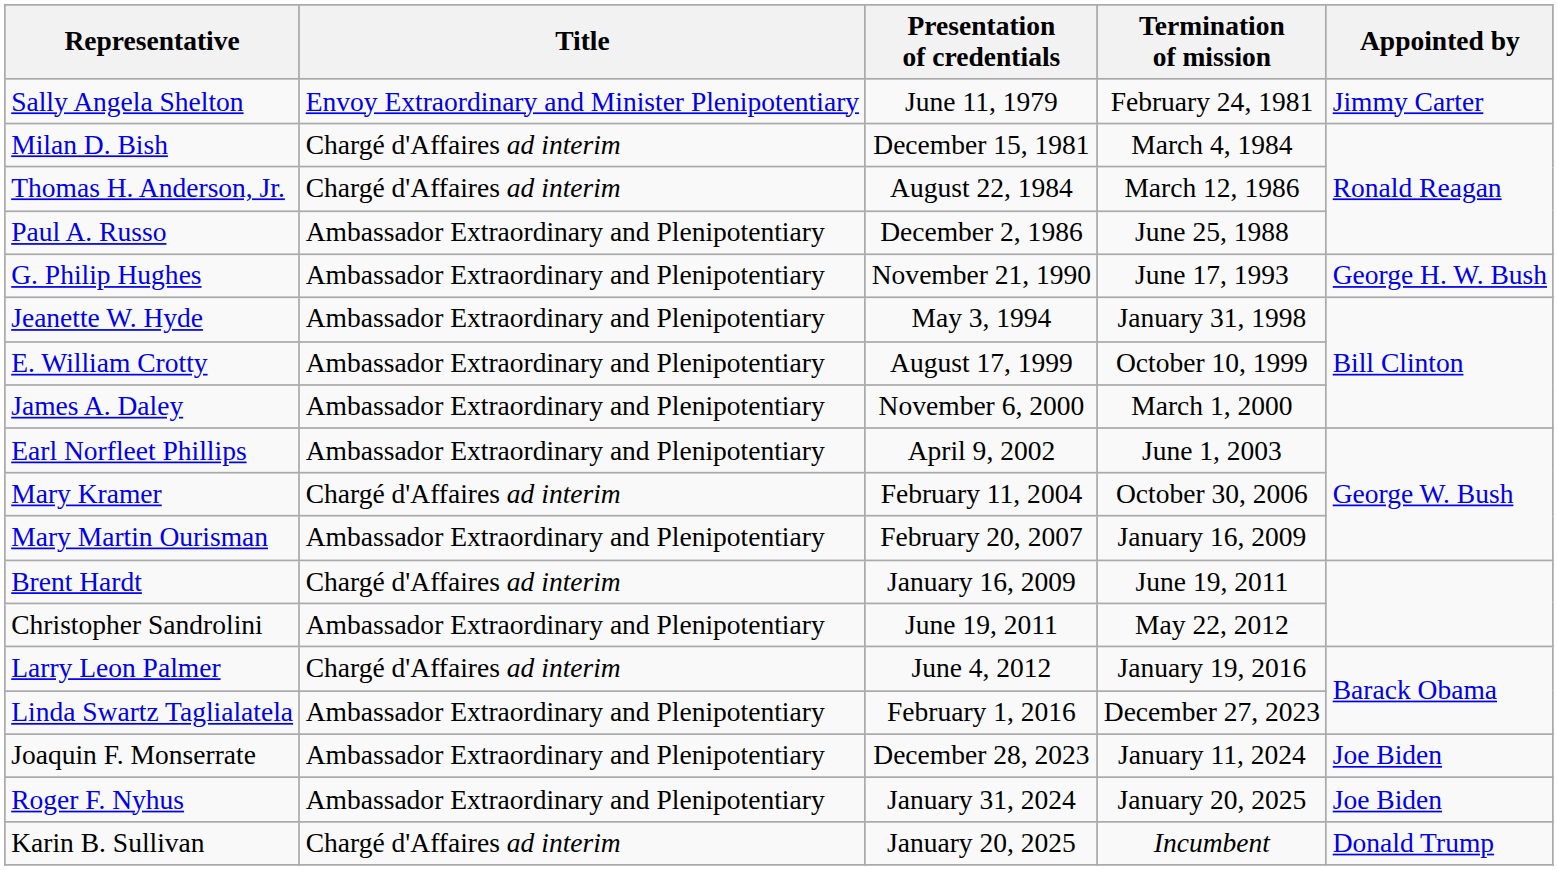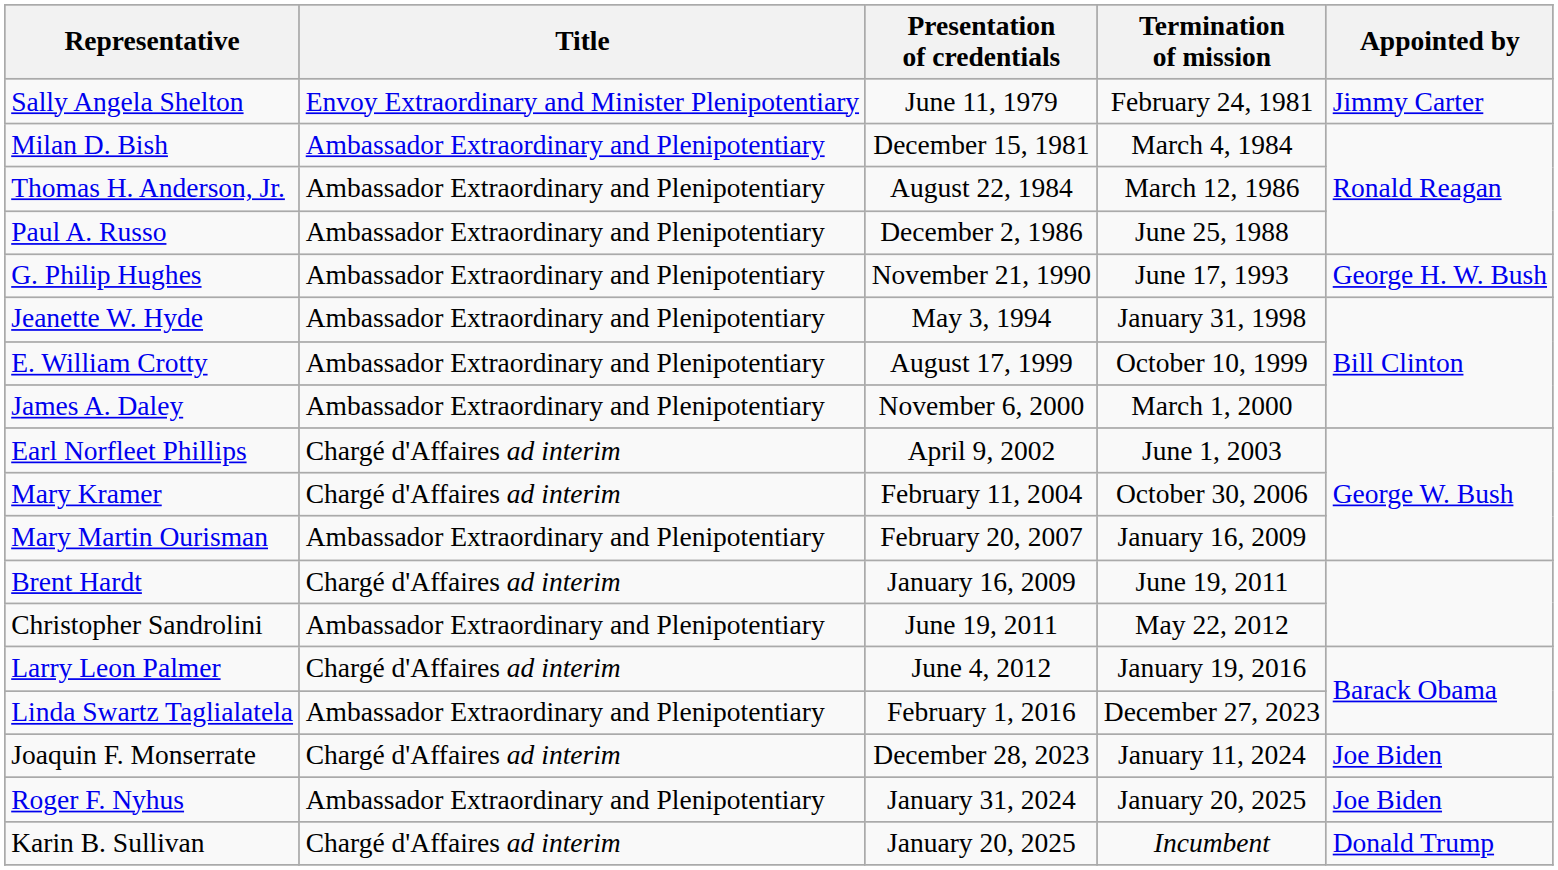(463, 144) Chargé d'Affaires ad interim -> (565, 144) Ambassador Extraordinary and Plenipotentiary
(463, 188) Chargé d'Affaires ad interim -> (565, 188) Ambassador Extraordinary and Plenipotentiary
(565, 450) Ambassador Extraordinary and Plenipotentiary -> (463, 450) Chargé d'Affaires ad interim
(565, 755) Ambassador Extraordinary and Plenipotentiary -> (463, 755) Chargé d'Affaires ad interim
